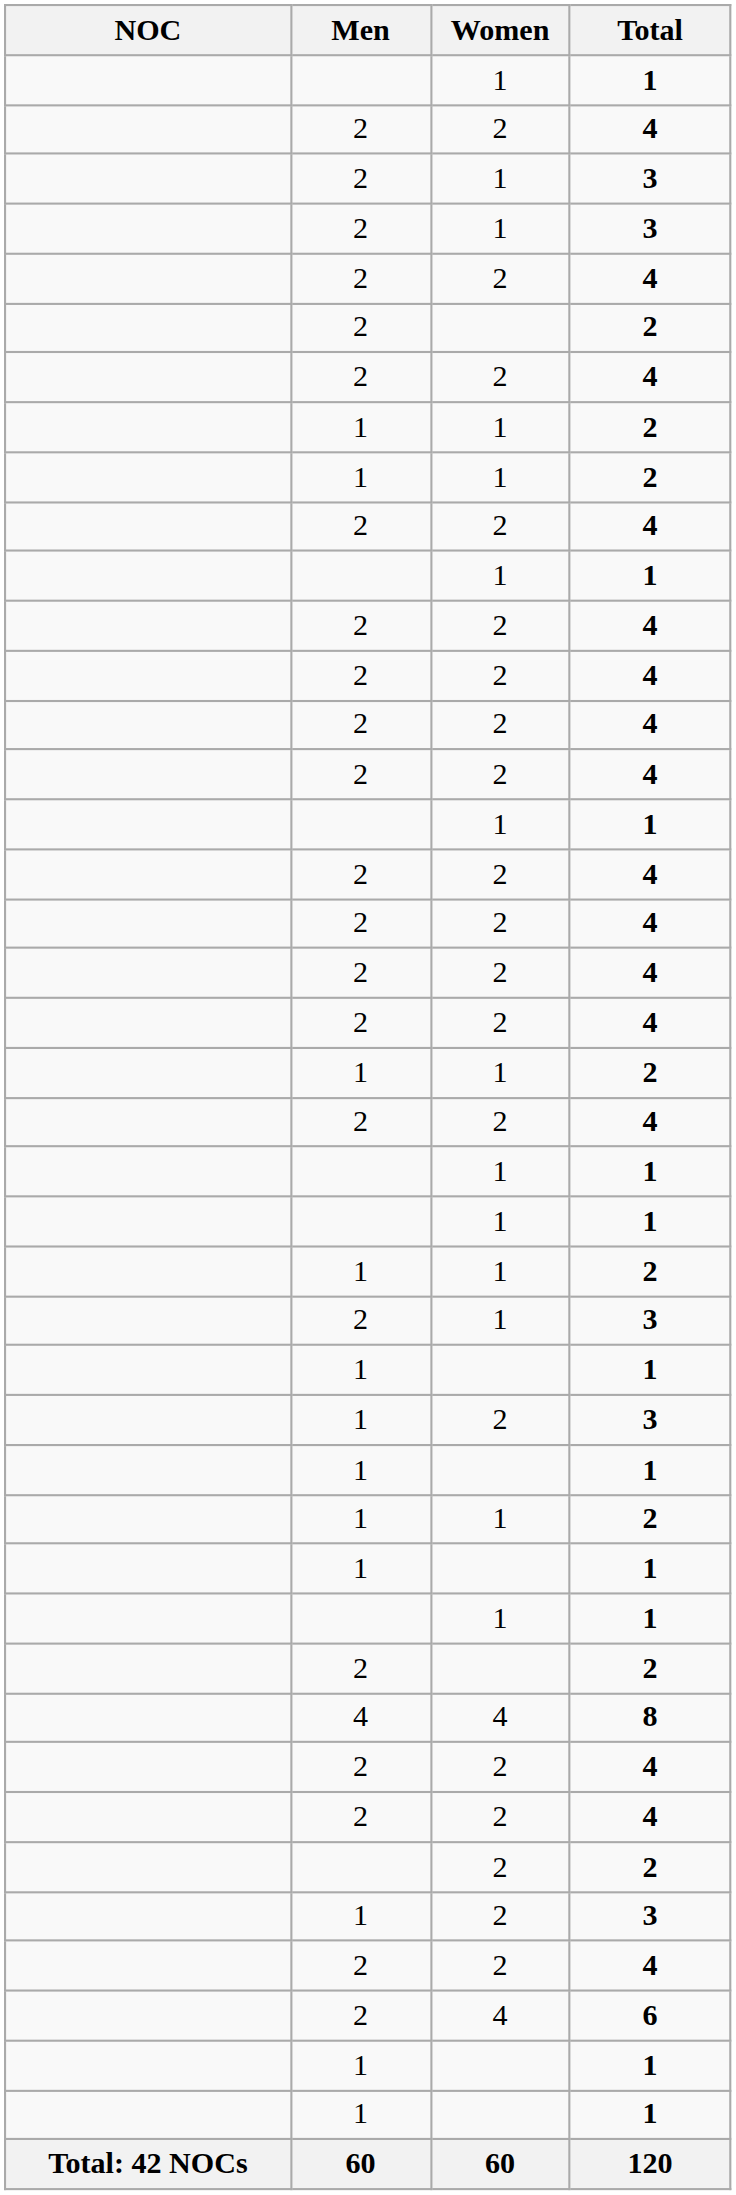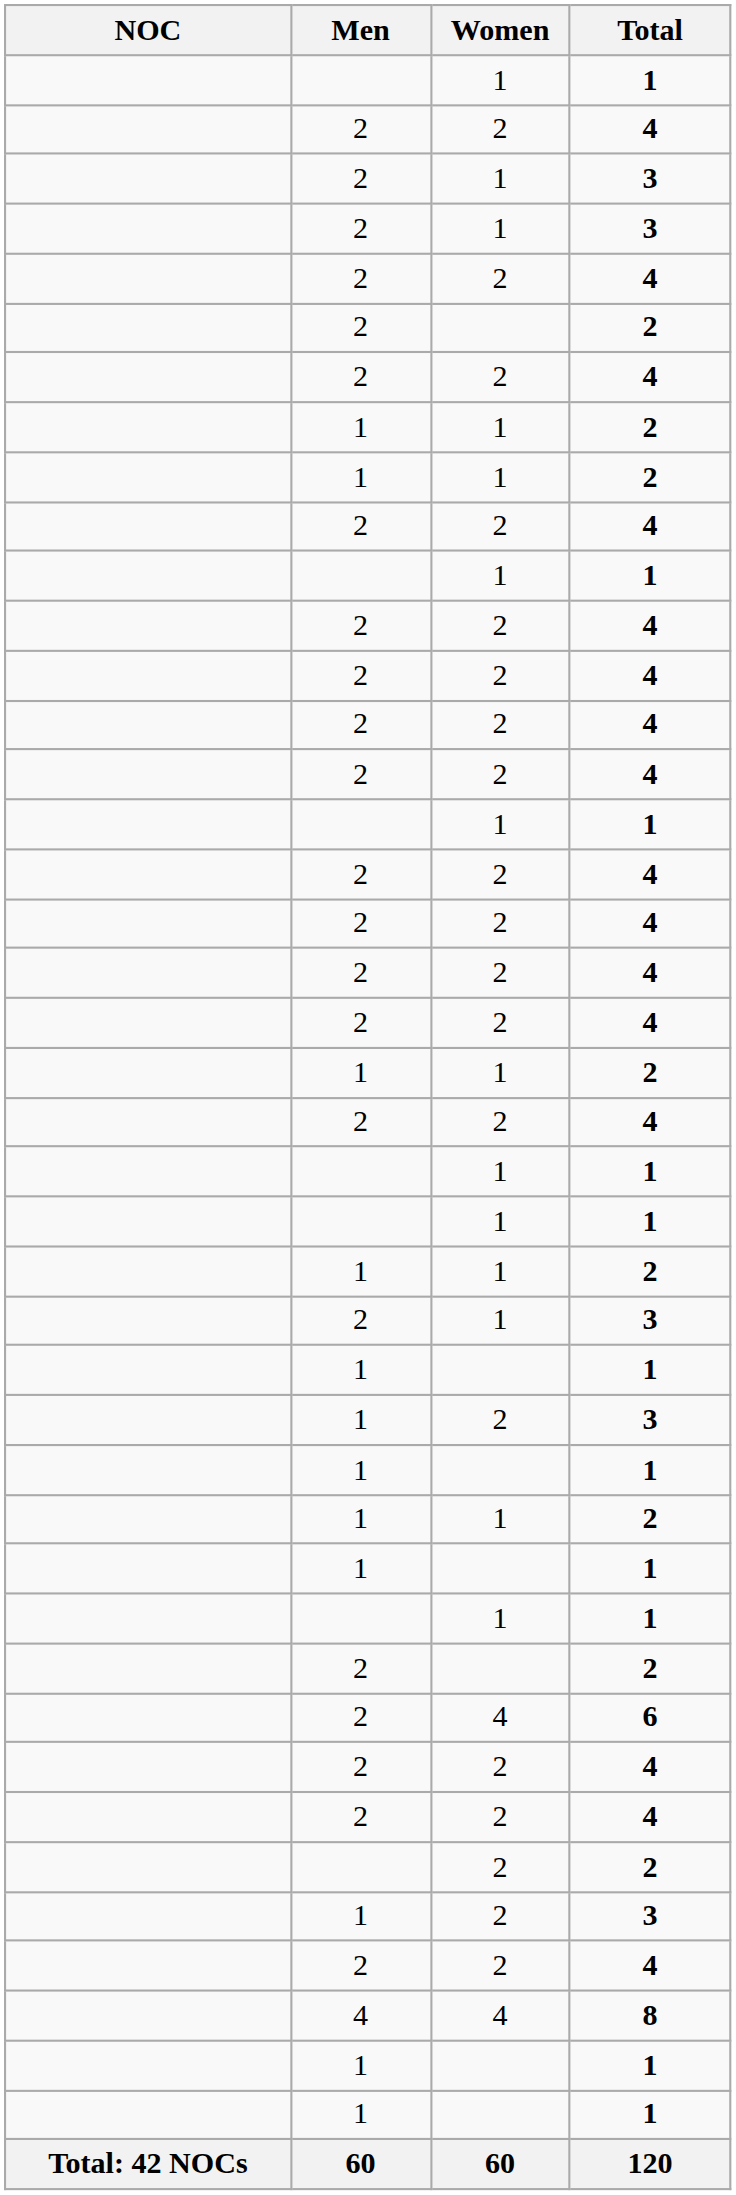rows swapped: (361, 2015) <-> (361, 1717)
